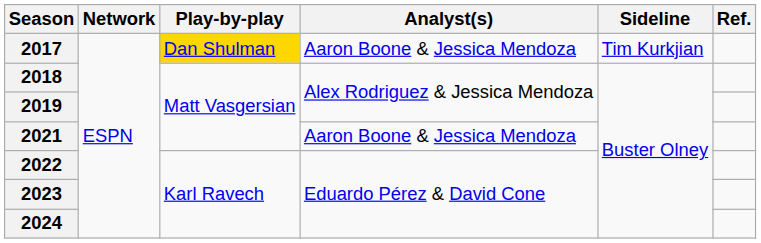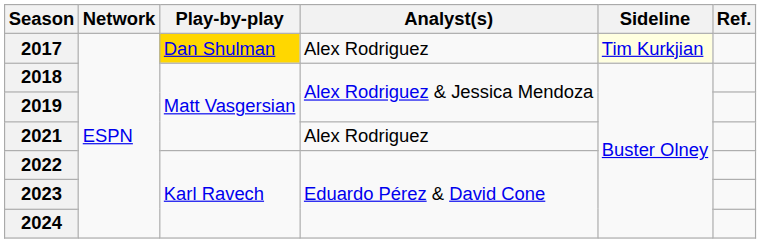(440, 48) Aaron Boone & Jessica Mendoza -> (366, 48) Alex Rodriguez
(653, 48) no background -> (653, 48) lightyellow background
(440, 135) Aaron Boone & Jessica Mendoza -> (366, 135) Alex Rodriguez
